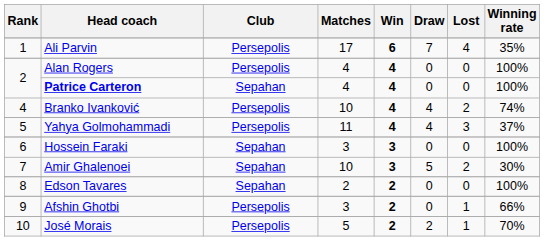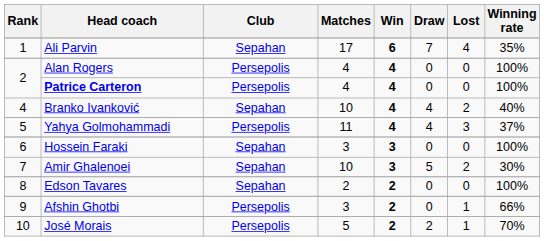(261, 48) Persepolis -> (261, 48) Sepahan
(261, 87) Sepahan -> (261, 87) Persepolis
(261, 107) Persepolis -> (261, 107) Sepahan
(512, 107) 74% -> (512, 107) 40%
